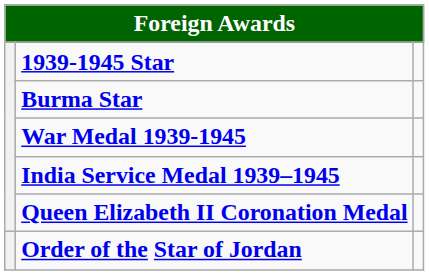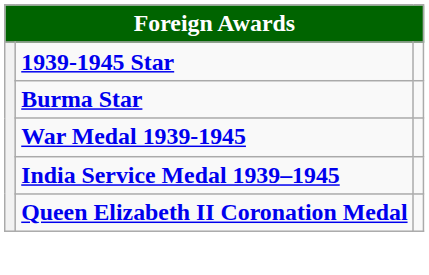- row: (161, 250)
